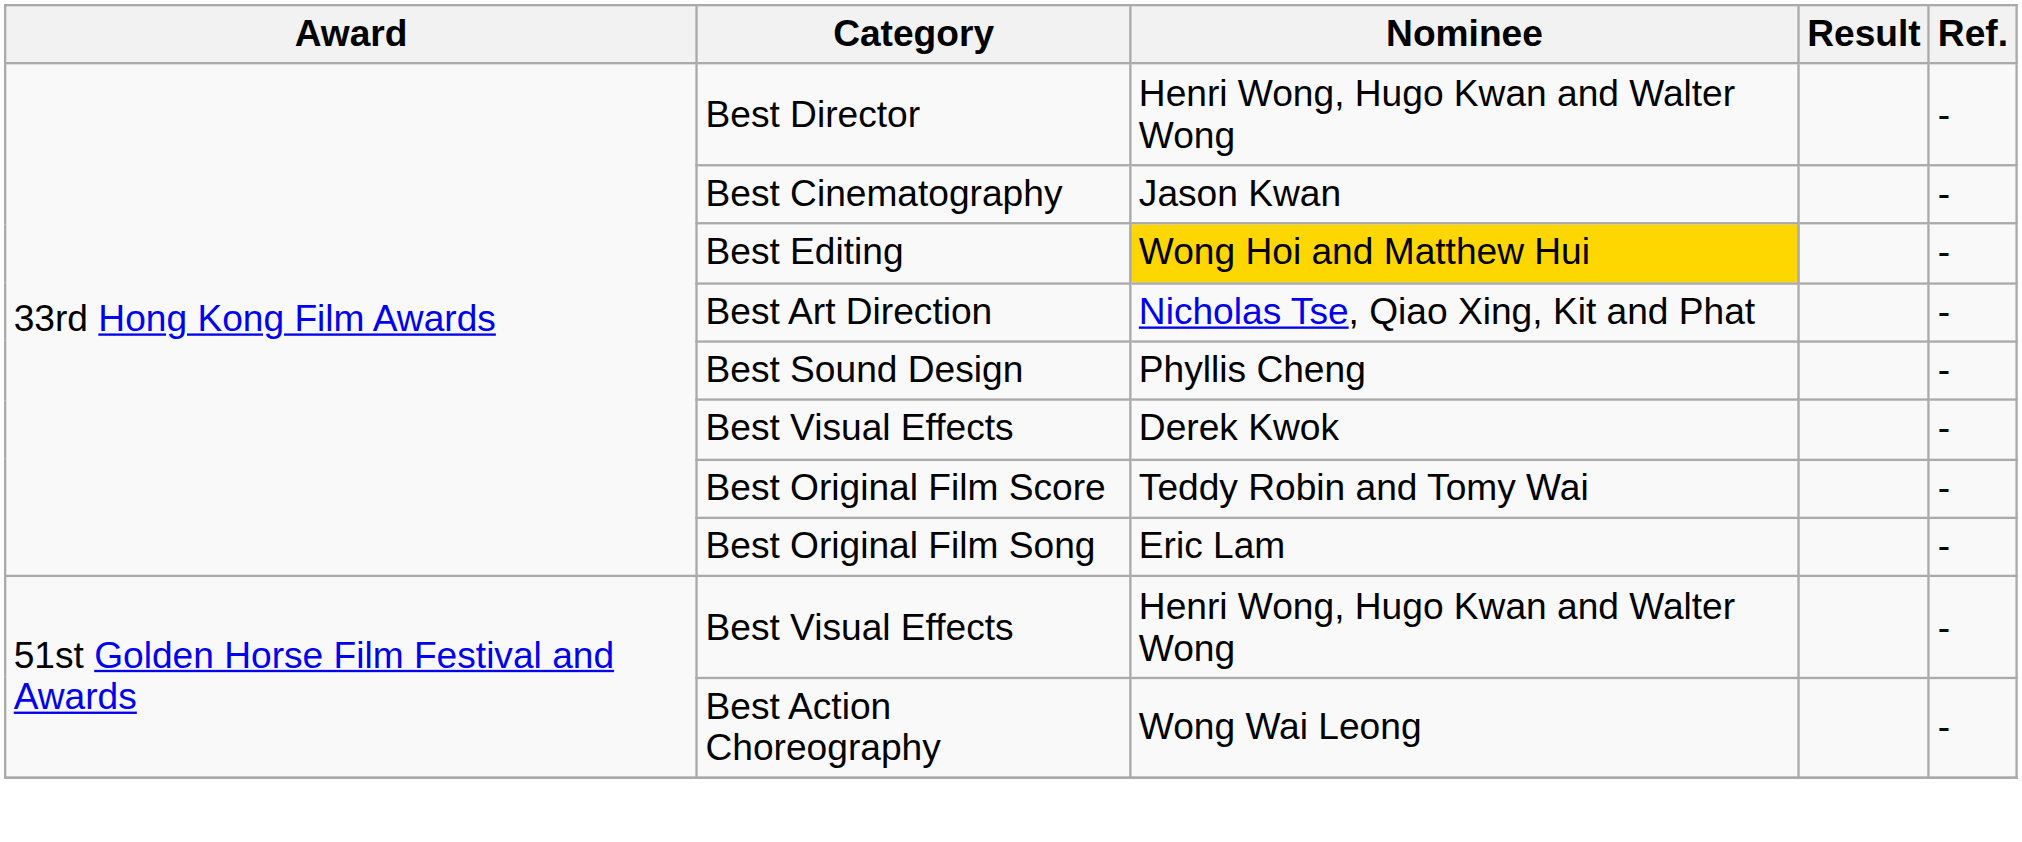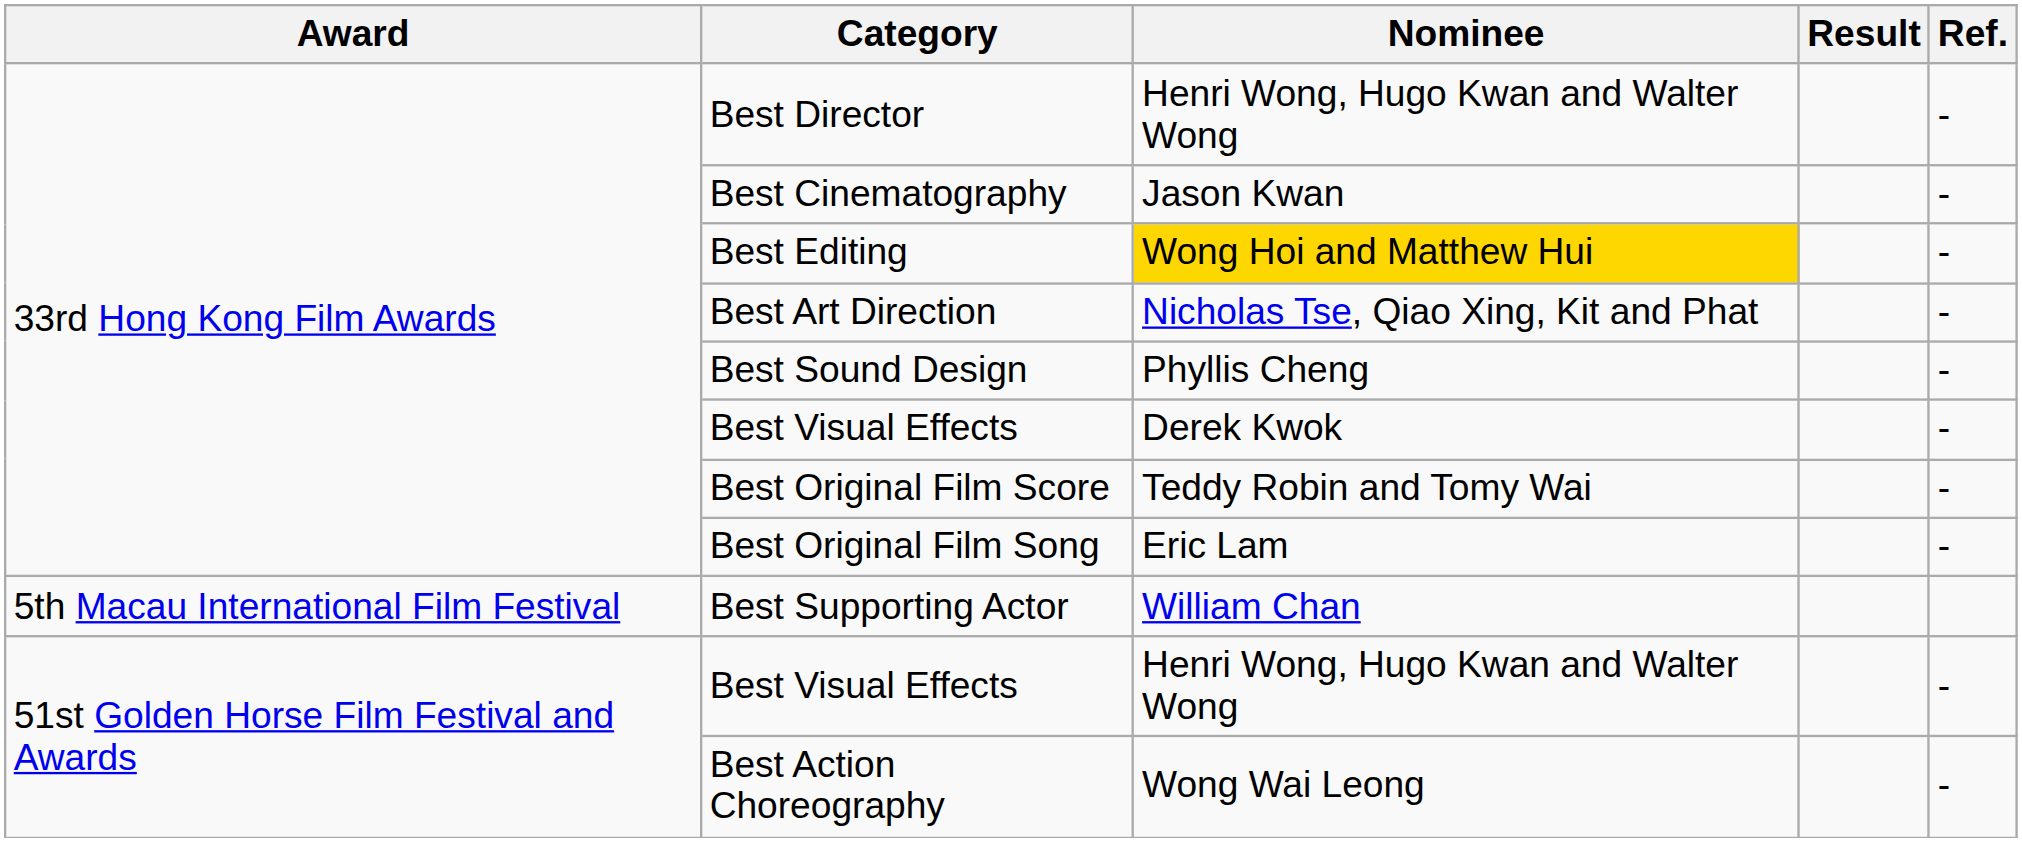+ row: (317, 605)
